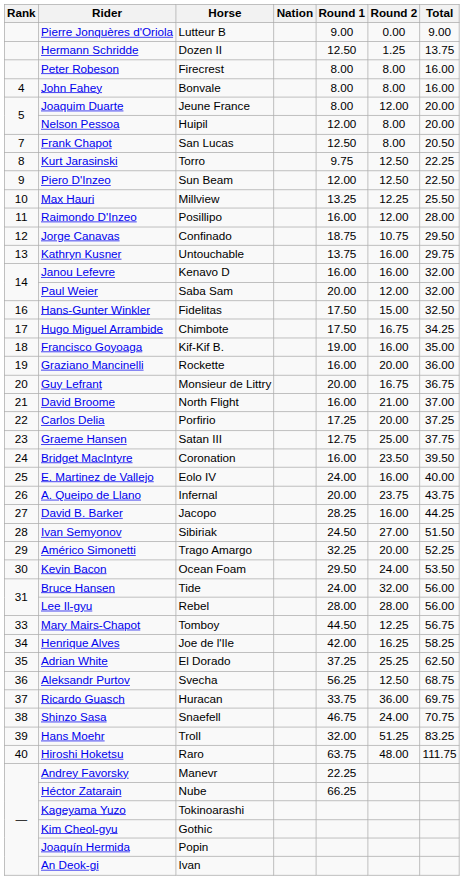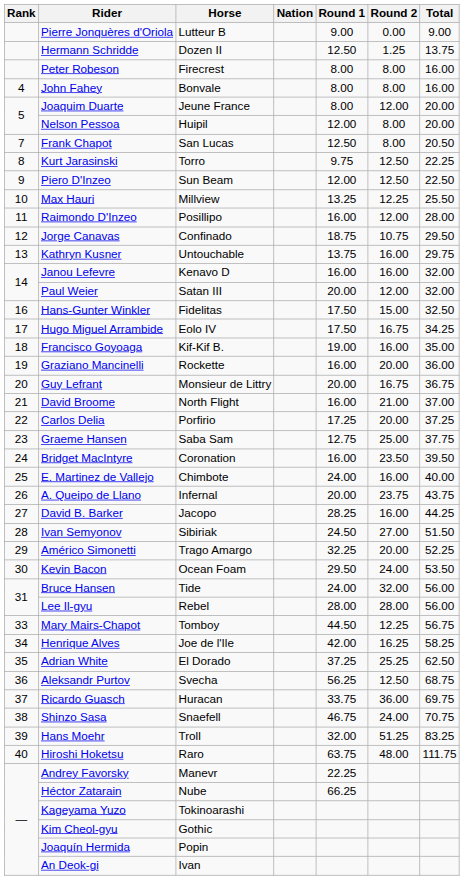(206, 291) Saba Sam -> (200, 291) Satan III
(203, 328) Chimbote -> (197, 328) Eolo IV
(200, 439) Satan III -> (206, 439) Saba Sam
(197, 476) Eolo IV -> (203, 476) Chimbote
